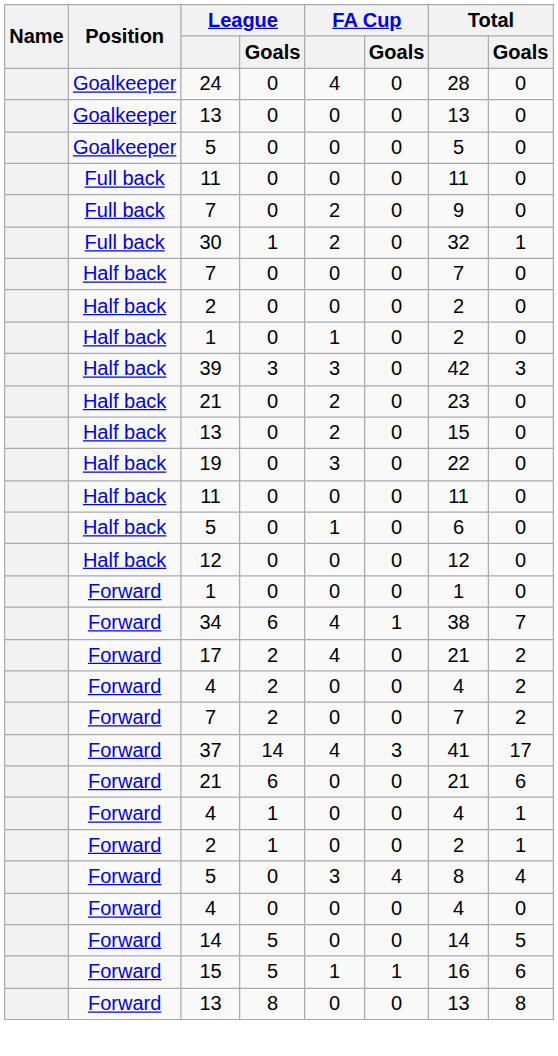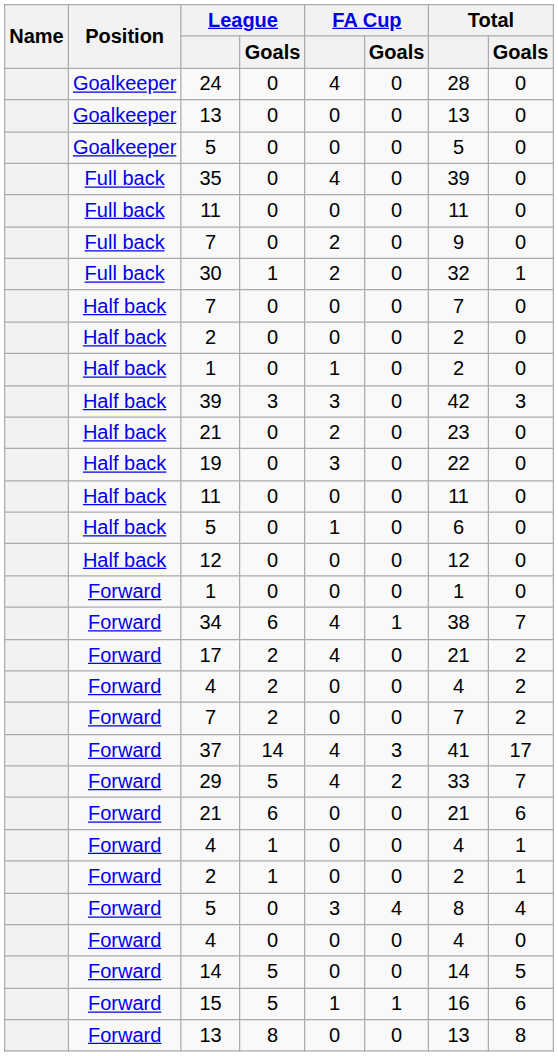+ row: (125, 178)
- row: (125, 432)
+ row: (125, 781)
